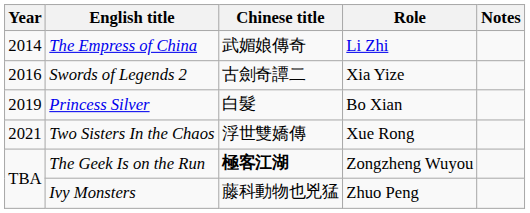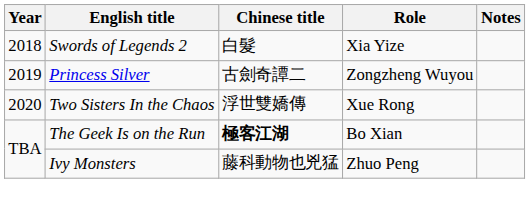- row: (123, 45)
(25, 75) 2016 -> (25, 45) 2018
(264, 74) 古劍奇譚二 -> (239, 45) 白髮
(239, 104) 白髮 -> (264, 74) 古劍奇譚二
(374, 104) Bo Xian -> (410, 75) Zongzheng Wuyou
(25, 134) 2021 -> (25, 104) 2020
(410, 163) Zongzheng Wuyou -> (374, 134) Bo Xian
